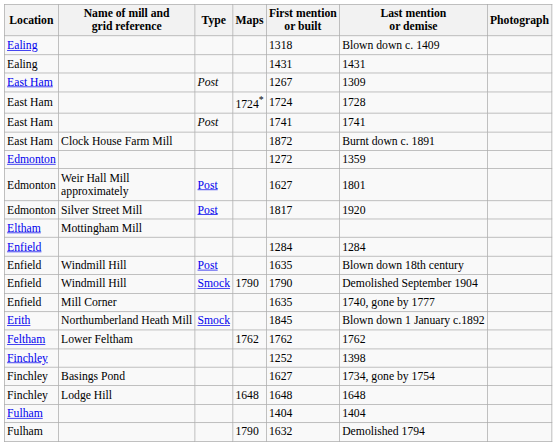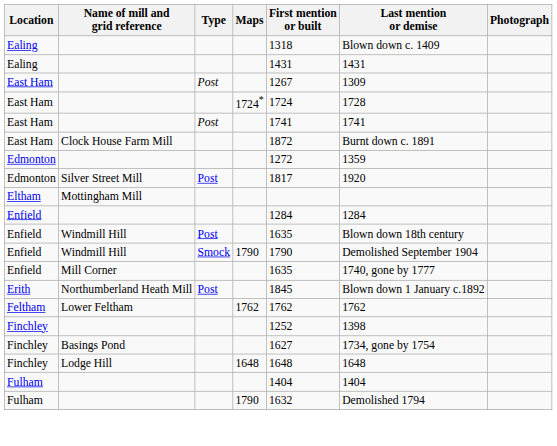- row: (31, 184)
(214, 321) Smock -> (208, 289) Post
